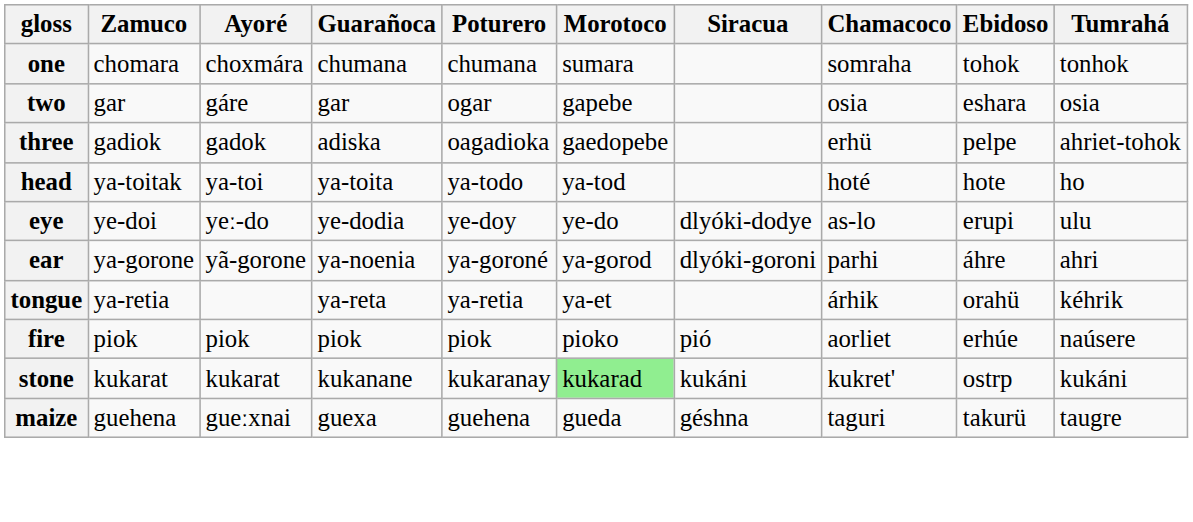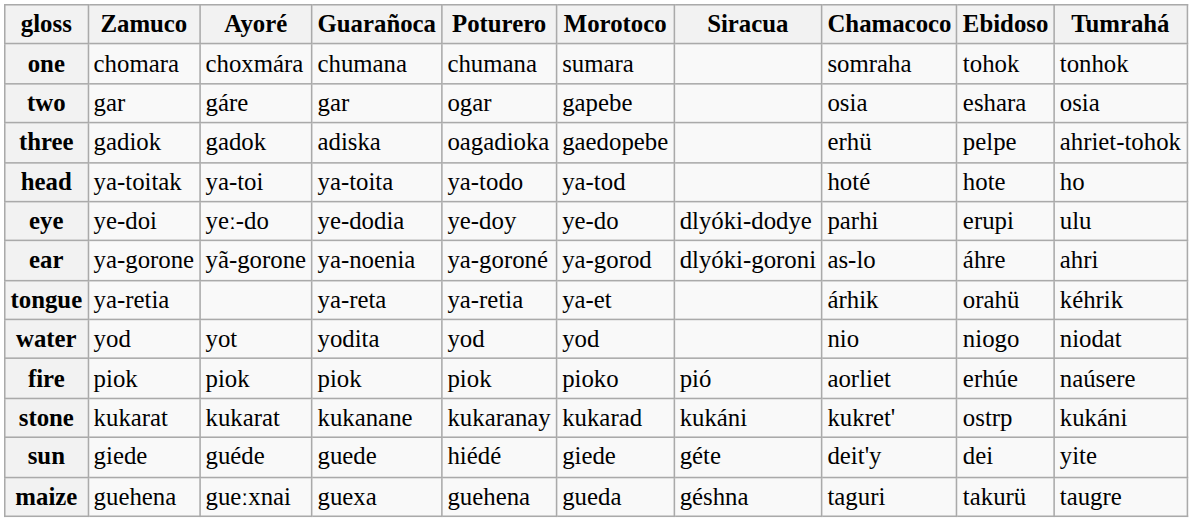(852, 220) as-lo -> (853, 220) parhi
(853, 260) parhi -> (852, 260) as-lo
+ row: (46, 338)
(602, 378) lightgreen background -> (602, 417) no background
+ row: (46, 456)
